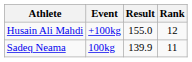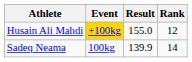(105, 31) no background -> (105, 31) gold background
(172, 48) 11 -> (172, 48) 14
